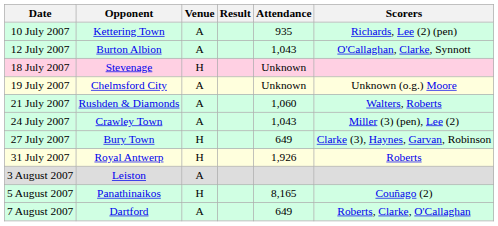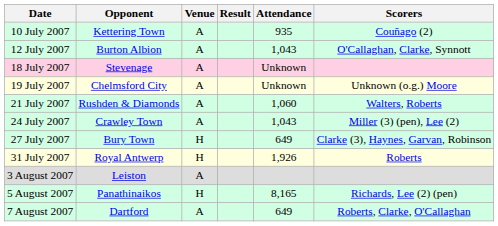(404, 31) Richards, Lee (2) (pen) -> (404, 31) Couñago (2)
(200, 67) H -> (200, 67) A
(404, 193) Couñago (2) -> (404, 193) Richards, Lee (2) (pen)
